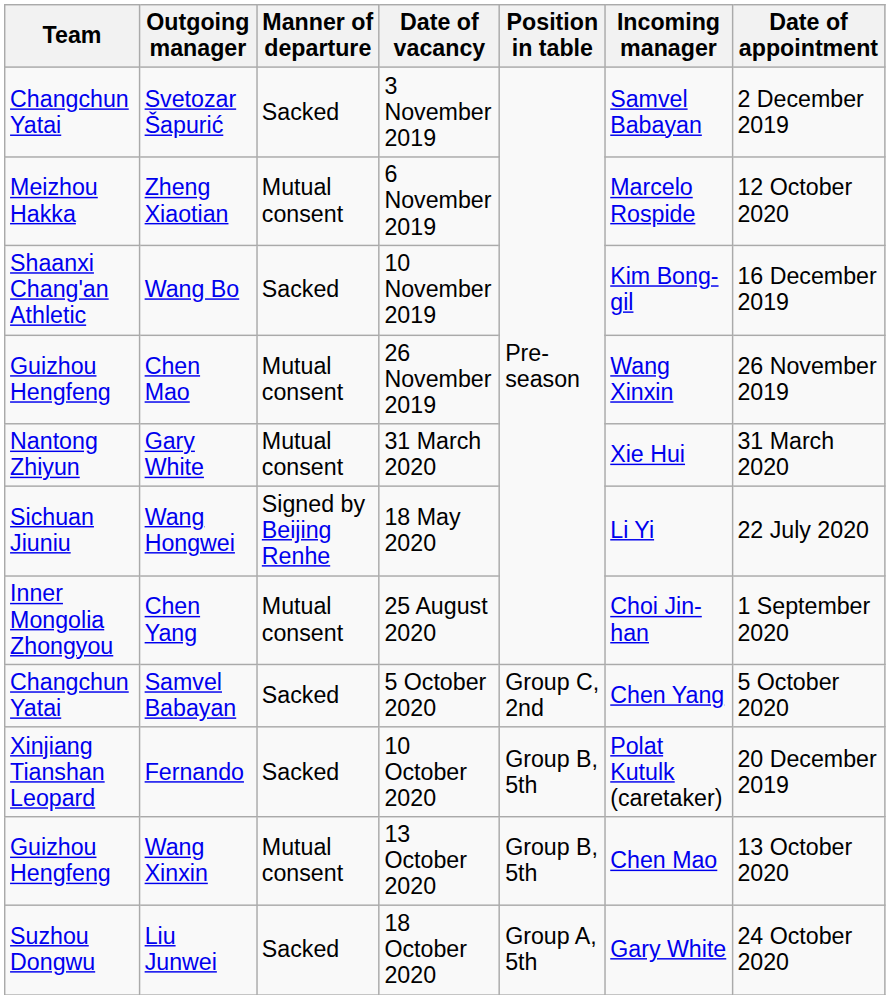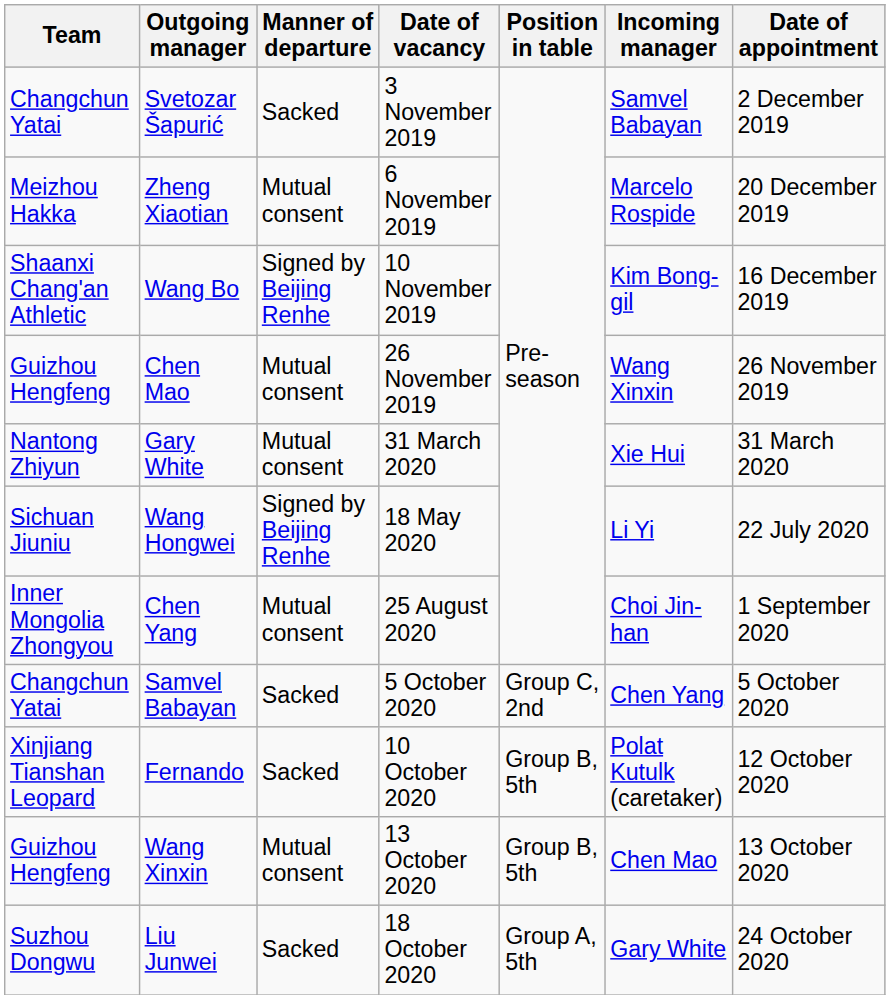(795, 200) 12 October 2020 -> (807, 200) 20 December 2019
(301, 289) Sacked -> (313, 289) Signed by Beijing Renhe
(807, 771) 20 December 2019 -> (795, 771) 12 October 2020
